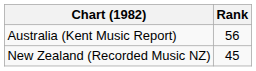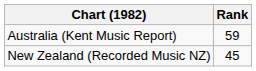(232, 35) 56 -> (232, 35) 59
